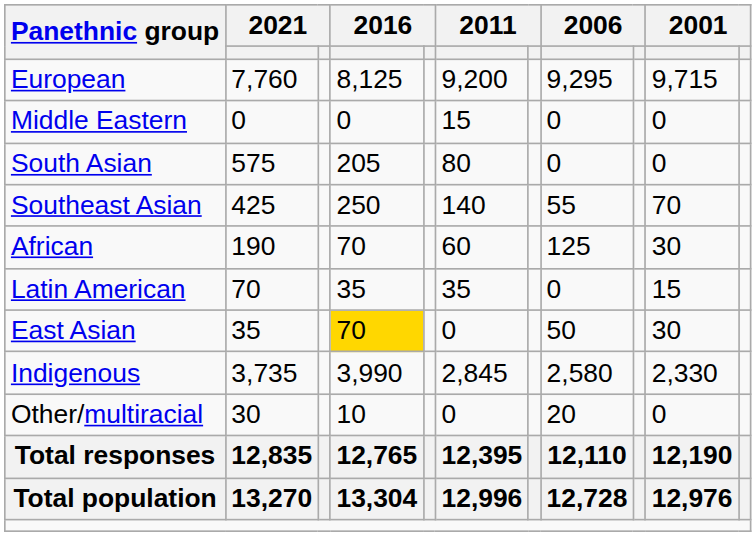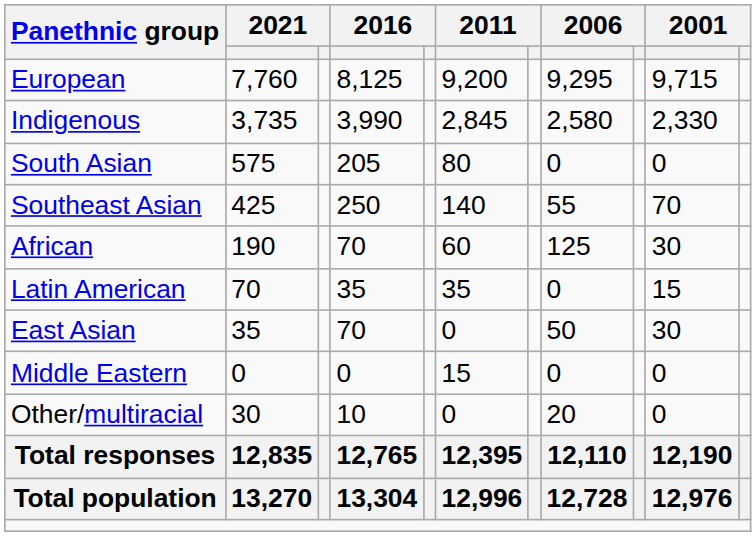rows swapped: (76, 372) <-> (99, 121)
(351, 330) gold background -> (351, 330) no background
